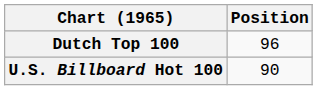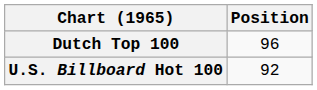(270, 71) 90 -> (270, 71) 92
